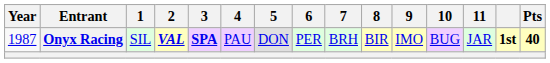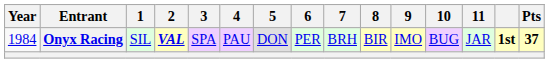(22, 39) 1987 -> (22, 39) 1984
(204, 39) bold -> (204, 39) normal
(533, 39) 40 -> (532, 39) 37
